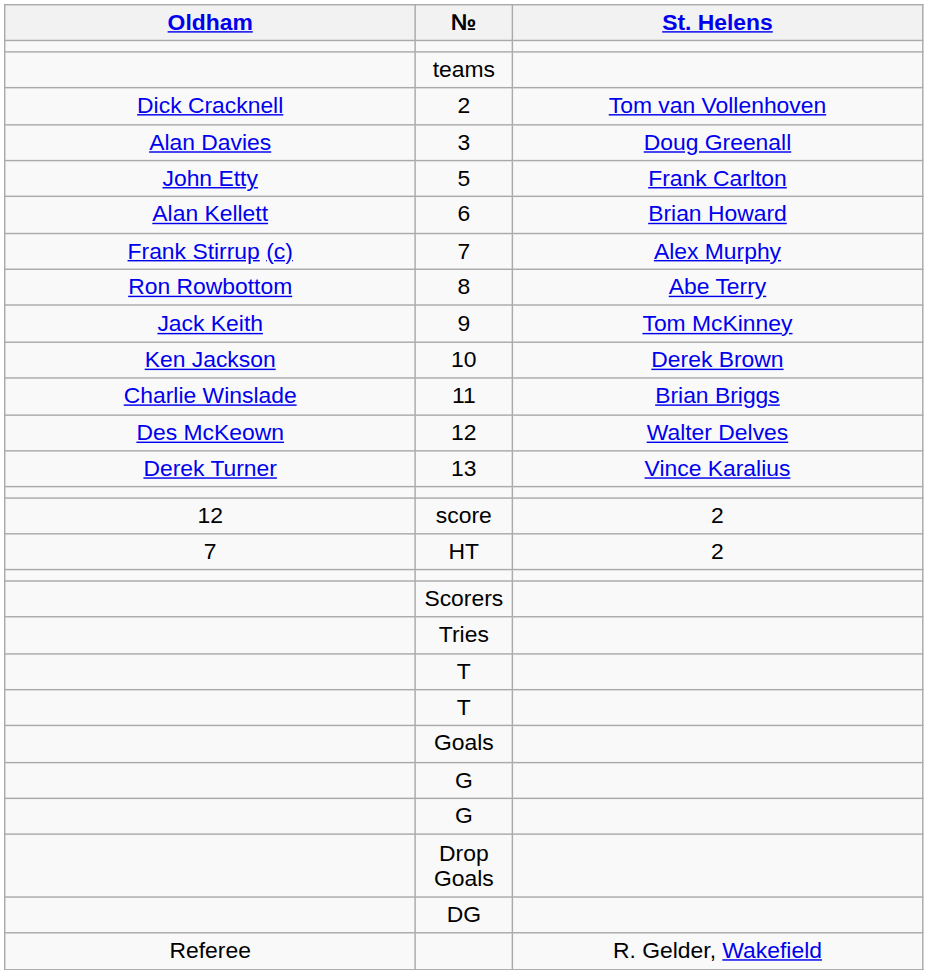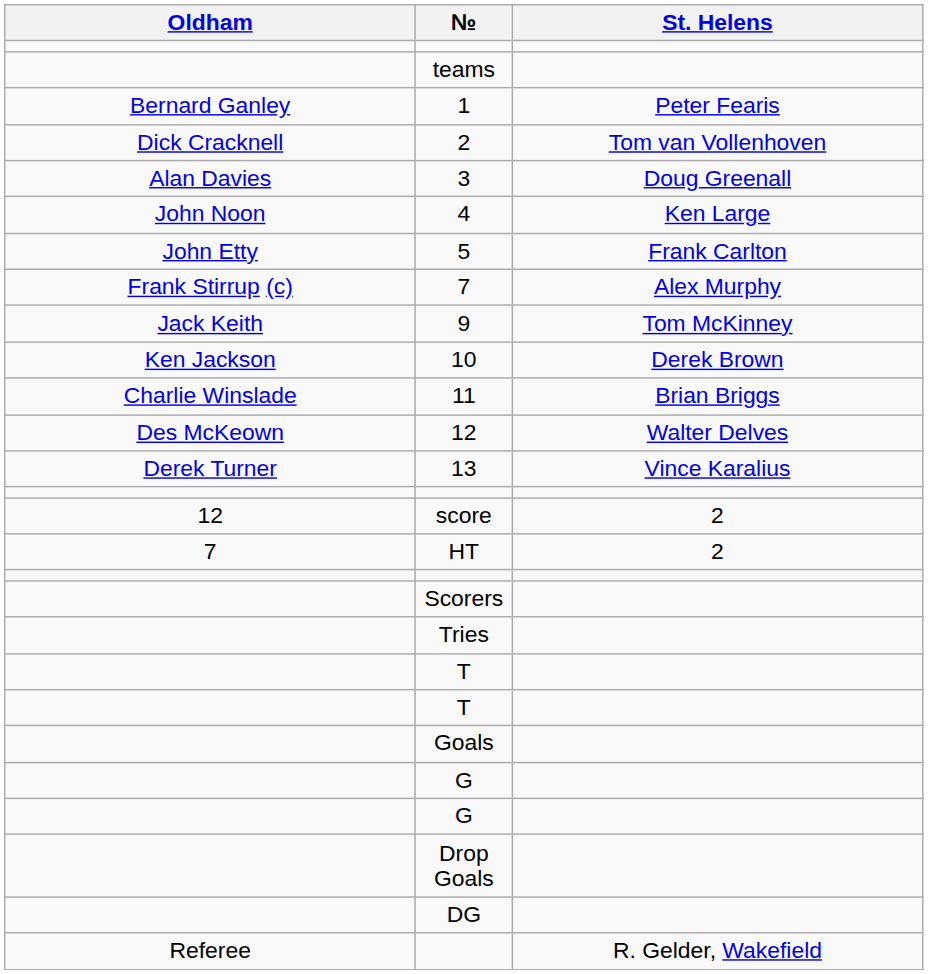+ row: (210, 105)
+ row: (210, 214)
- row: (210, 214)
- row: (210, 287)
